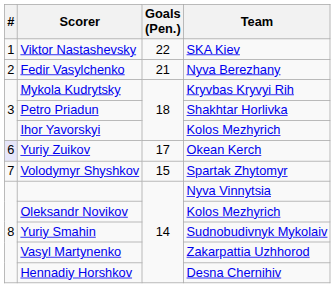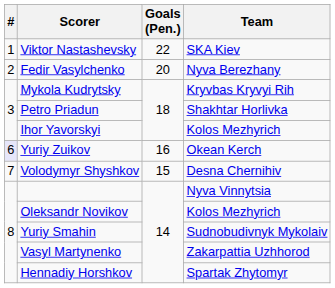(163, 69) 21 -> (163, 69) 20
(163, 150) 17 -> (163, 150) 16
(237, 171) Spartak Zhytomyr -> (234, 171) Desna Chernihiv
(234, 272) Desna Chernihiv -> (237, 272) Spartak Zhytomyr
